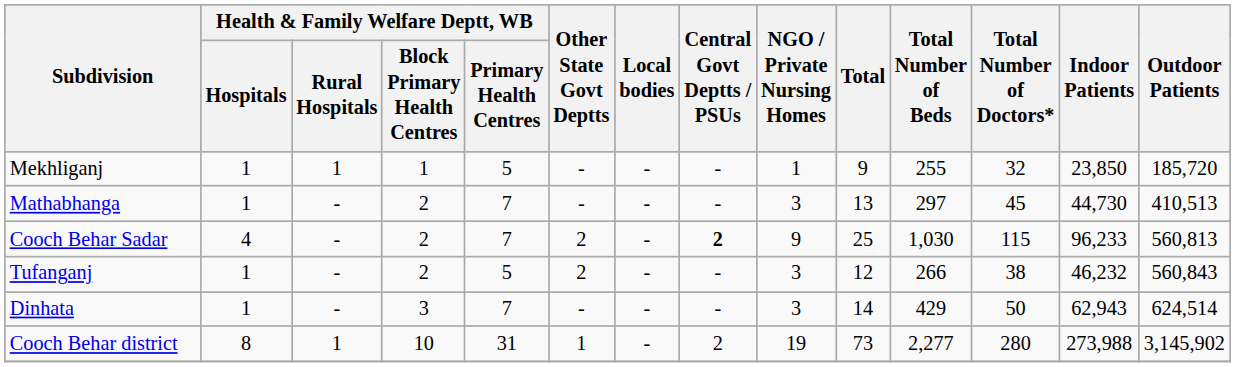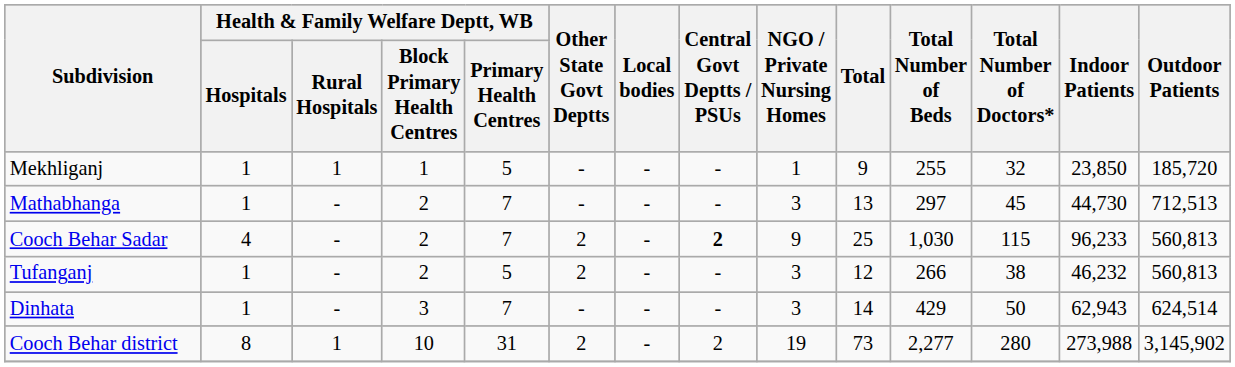(1184, 203) 410,513 -> (1184, 203) 712,513
(1184, 273) 560,843 -> (1184, 273) 560,813
(581, 343) 1 -> (581, 343) 2
